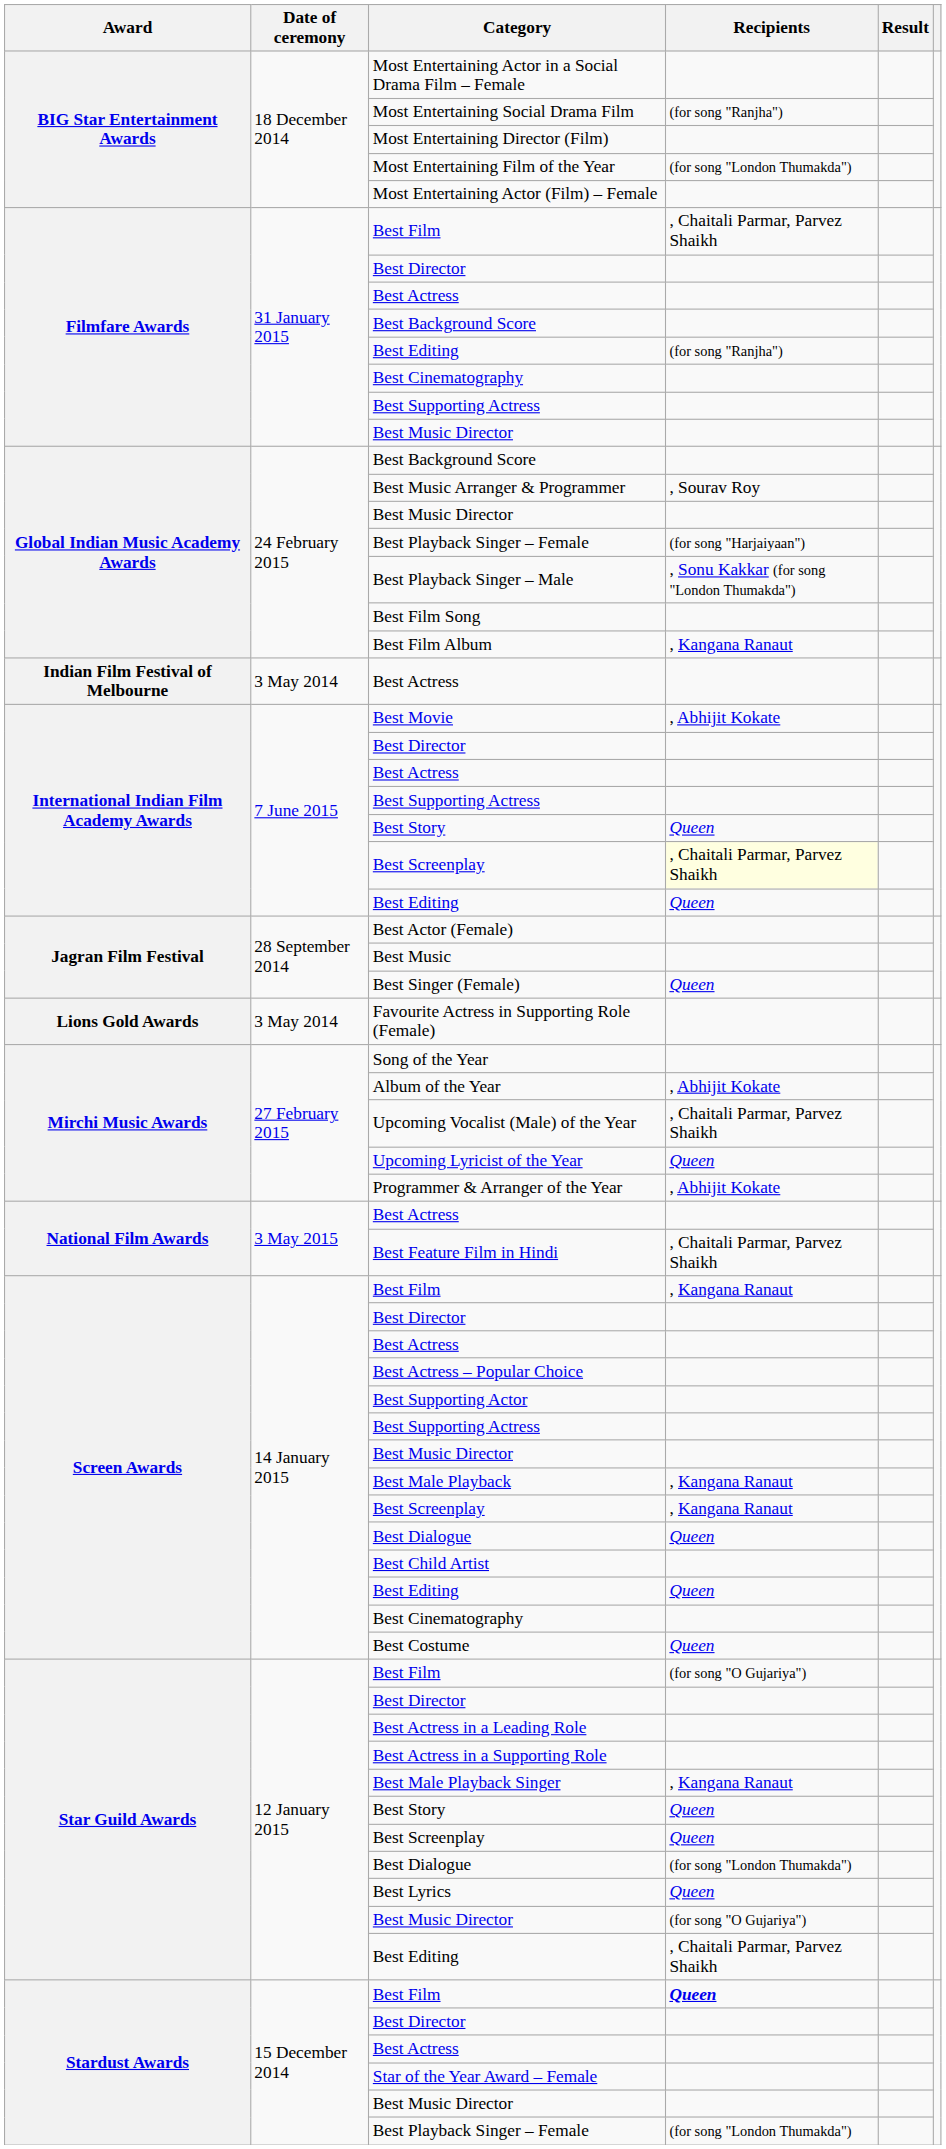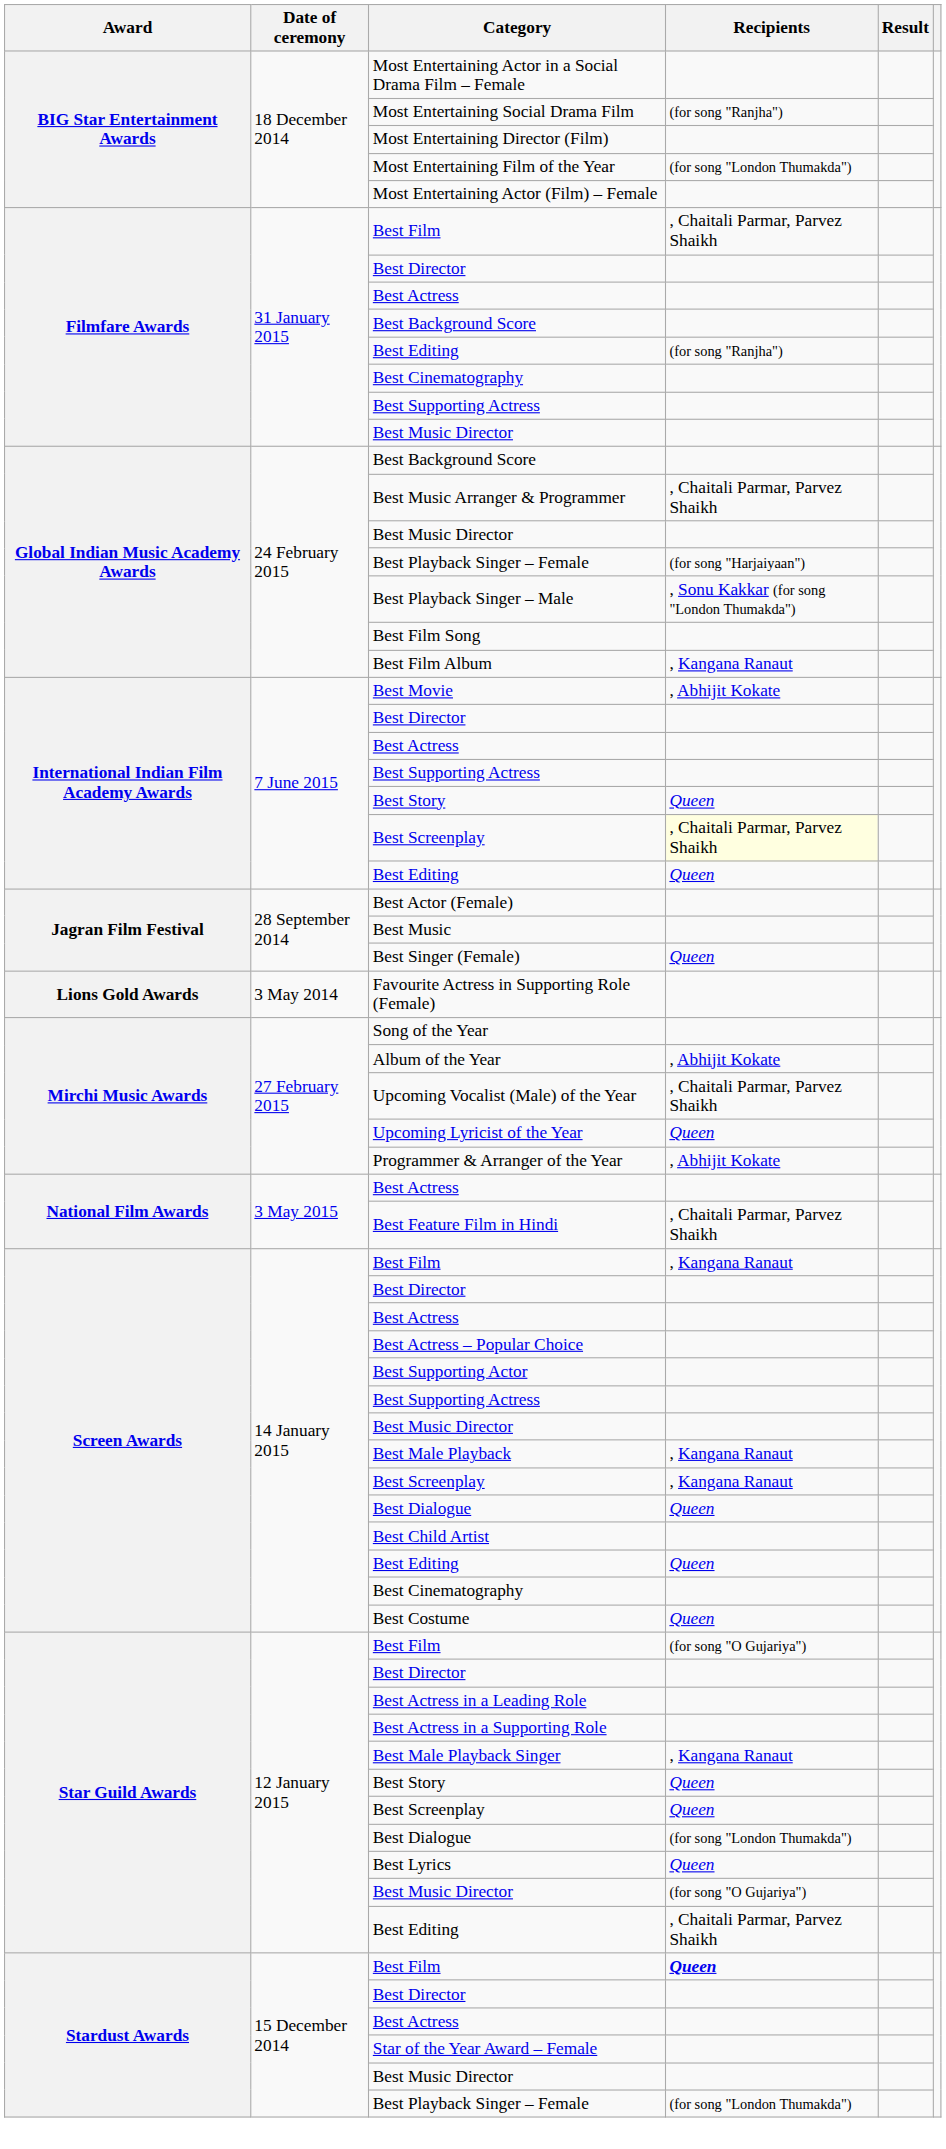(715, 487) , Sourav Roy -> (756, 497) , Chaitali Parmar, Parvez Shaikh
- row: (127, 681)
